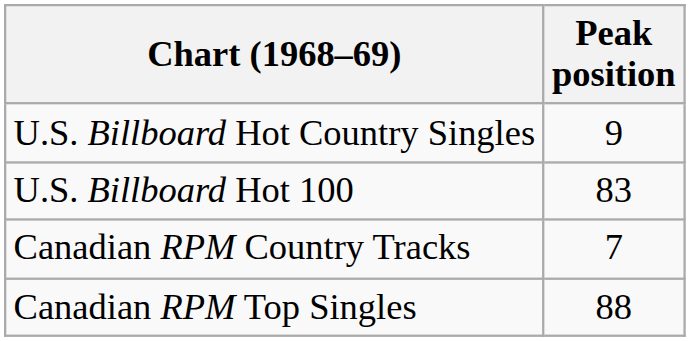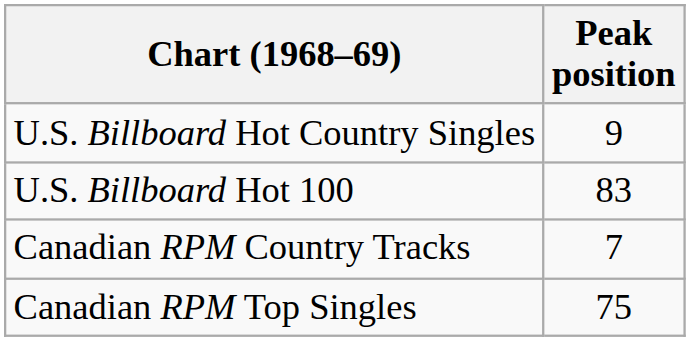(614, 305) 88 -> (614, 305) 75
